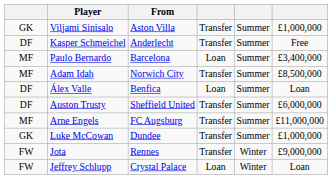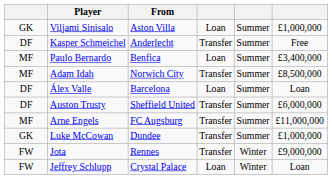(216, 27) Transfer -> (216, 27) Loan
(150, 58) Barcelona -> (145, 58) Benfica
(145, 89) Benfica -> (150, 89) Barcelona
